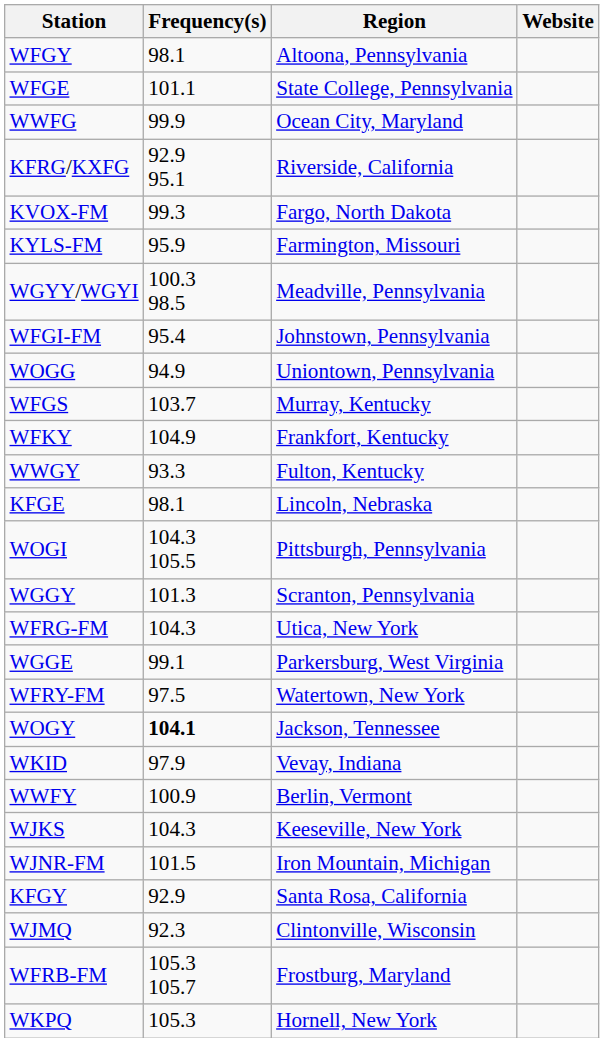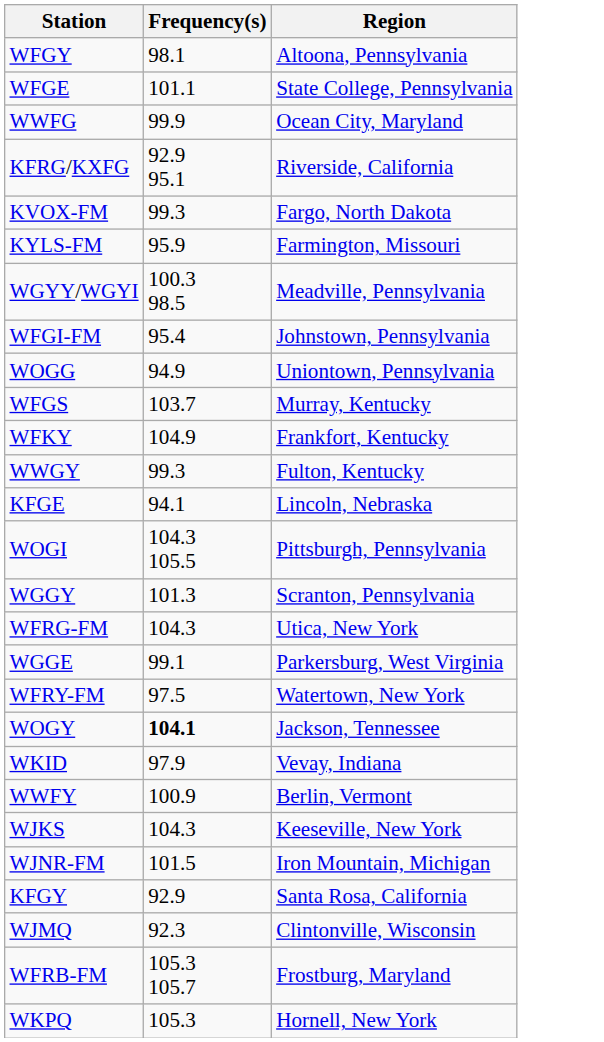- column: (558, 21)
(167, 470) 93.3 -> (167, 470) 99.3
(167, 504) 98.1 -> (167, 504) 94.1
